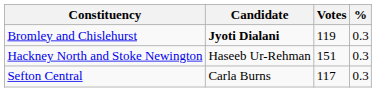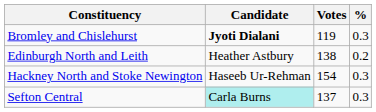+ row: (78, 55)
(326, 55) 151 -> (326, 76) 154
(240, 76) no background -> (240, 96) paleturquoise background
(326, 76) 117 -> (326, 96) 137
